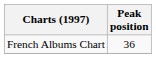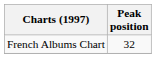(129, 44) 36 -> (129, 44) 32
